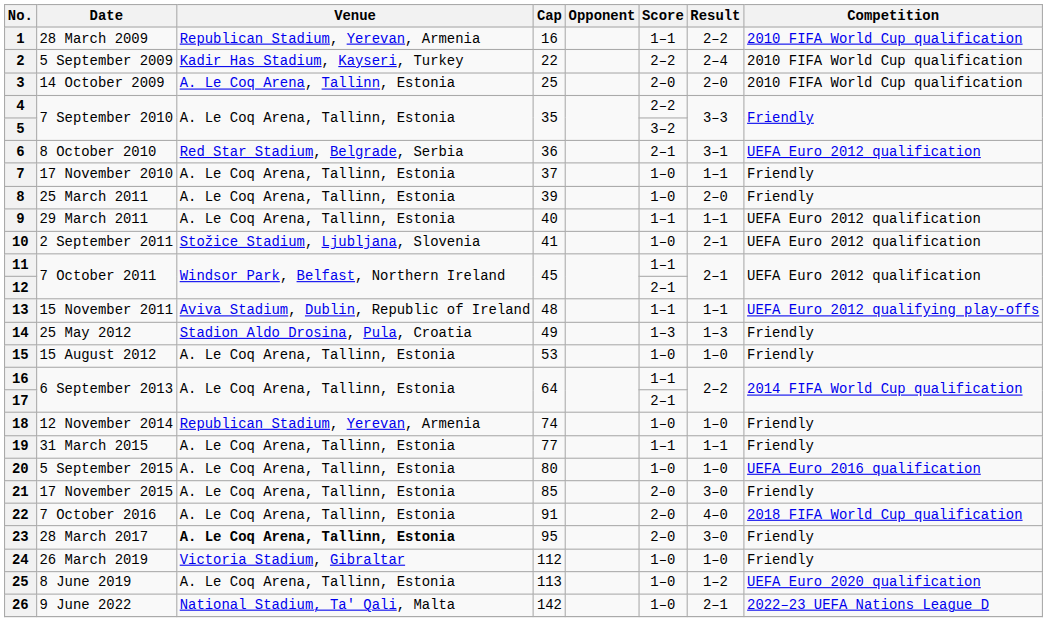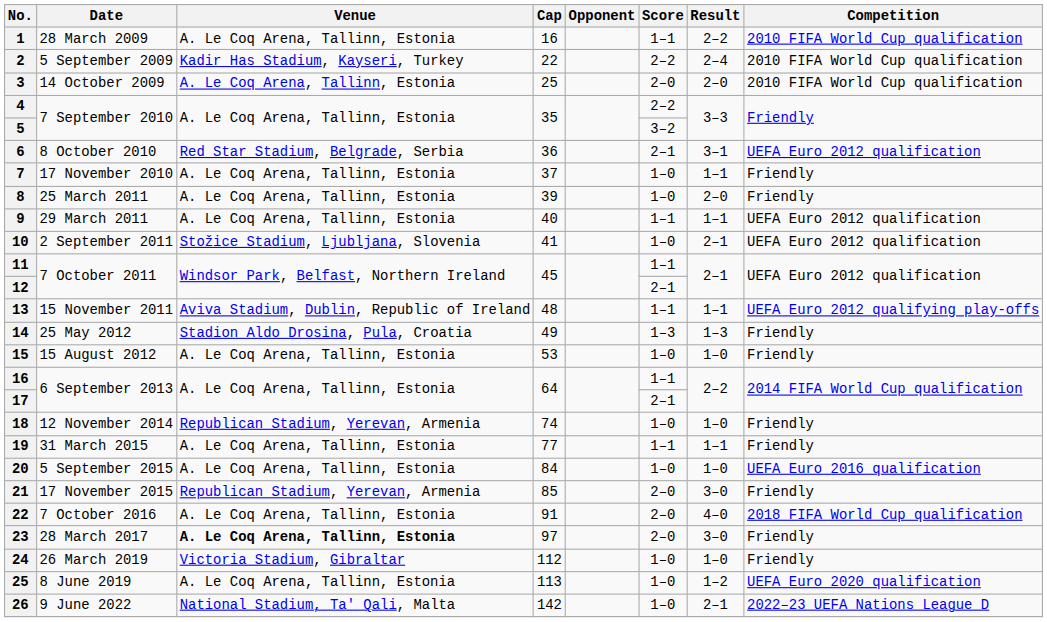(330, 39) Republican Stadium, Yerevan, Armenia -> (317, 39) A. Le Coq Arena, Tallinn, Estonia
(549, 469) 80 -> (549, 469) 84
(317, 492) A. Le Coq Arena, Tallinn, Estonia -> (330, 492) Republican Stadium, Yerevan, Armenia
(549, 537) 95 -> (549, 537) 97
